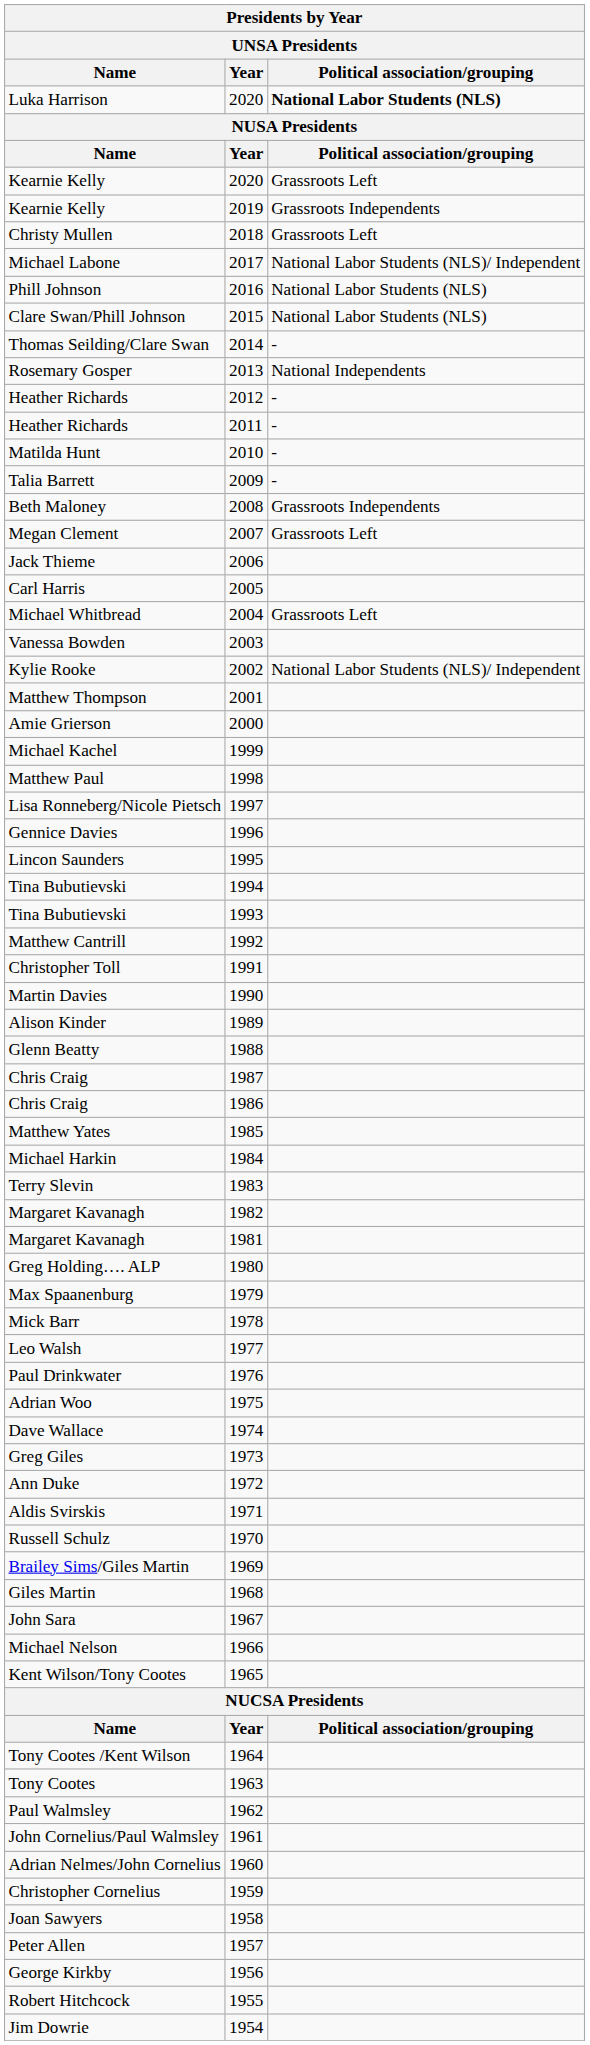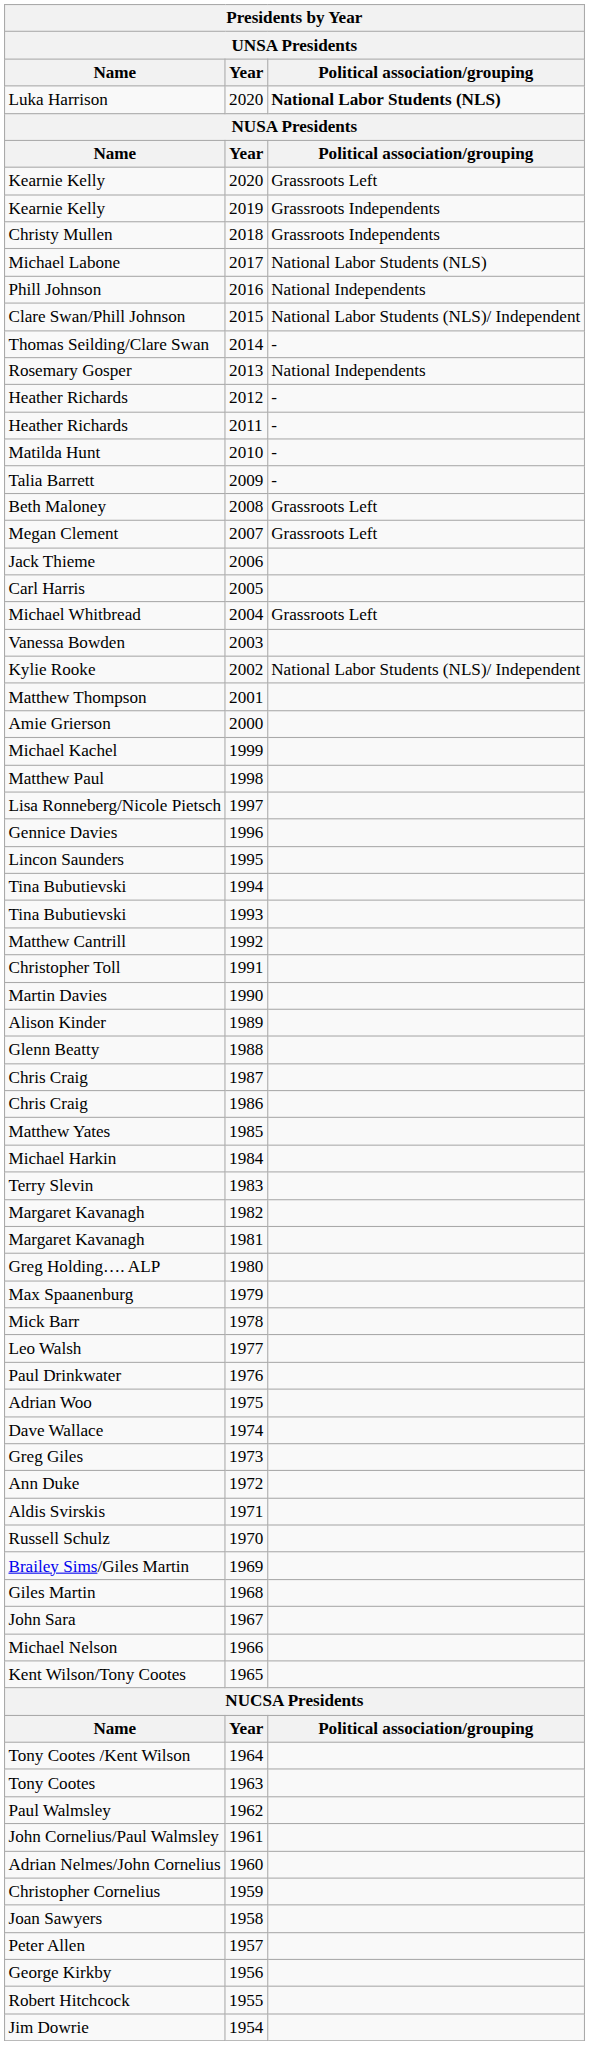(324, 235) Grassroots Left -> (356, 235) Grassroots Independents
(426, 262) National Labor Students (NLS)/ Independent -> (379, 262) National Labor Students (NLS)
(379, 289) National Labor Students (NLS) -> (348, 289) National Independents
(379, 316) National Labor Students (NLS) -> (426, 316) National Labor Students (NLS)/ Independent
(356, 506) Grassroots Independents -> (324, 506) Grassroots Left
